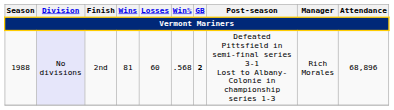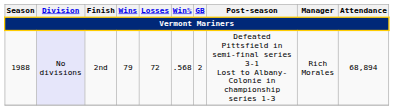(128, 68) 81 -> (128, 68) 79
(155, 68) 60 -> (155, 68) 72
(200, 68) bold -> (200, 68) normal
(363, 68) 68,896 -> (363, 68) 68,894
